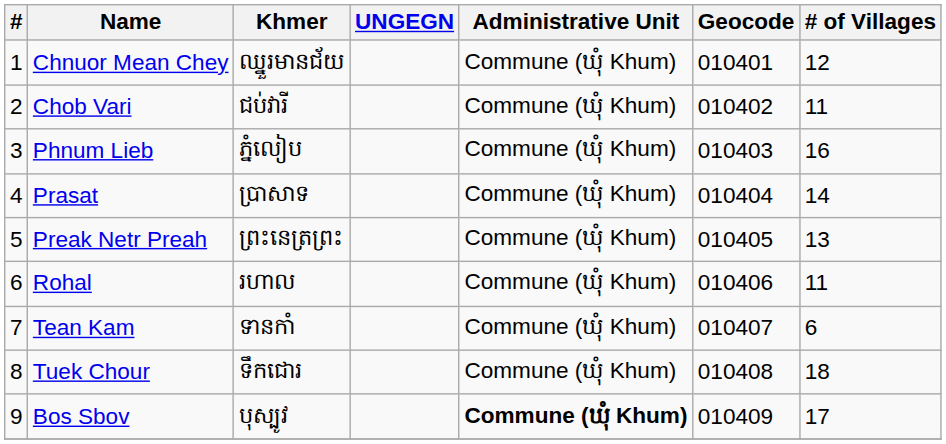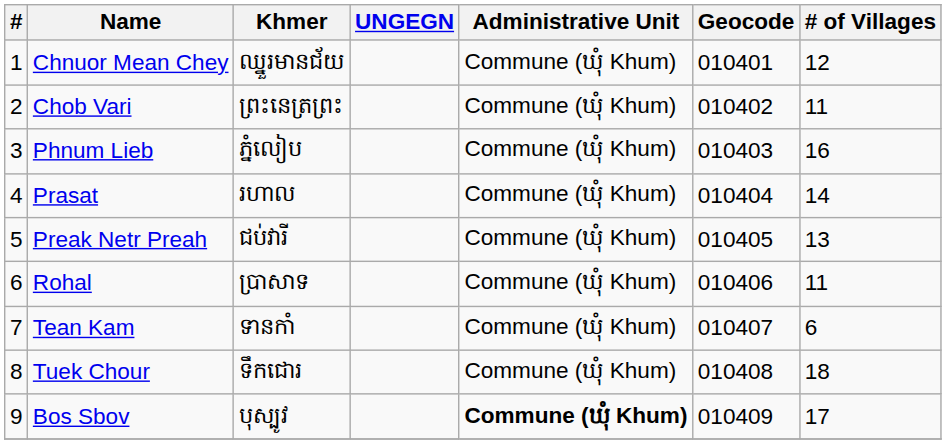(264, 105) ជប់វារី -> (291, 105) ព្រះនេត្រព្រះ
(274, 193) ប្រាសាទ -> (267, 193) រហាល
(291, 237) ព្រះនេត្រព្រះ -> (264, 237) ជប់វារី
(267, 282) រហាល -> (274, 282) ប្រាសាទ
